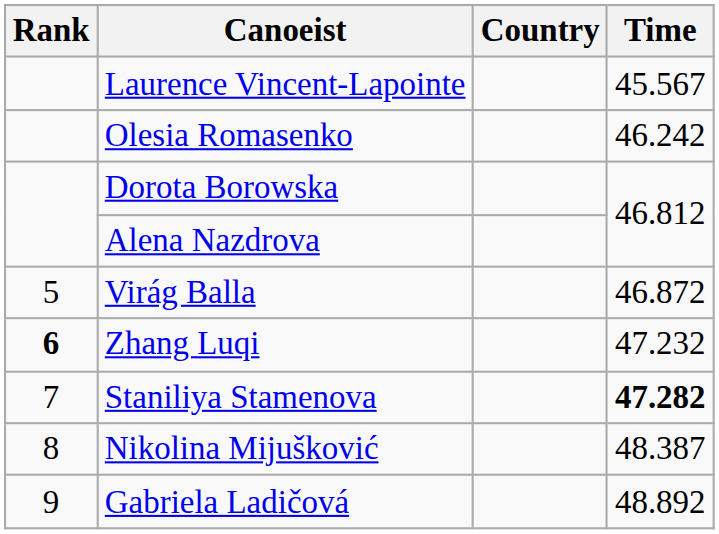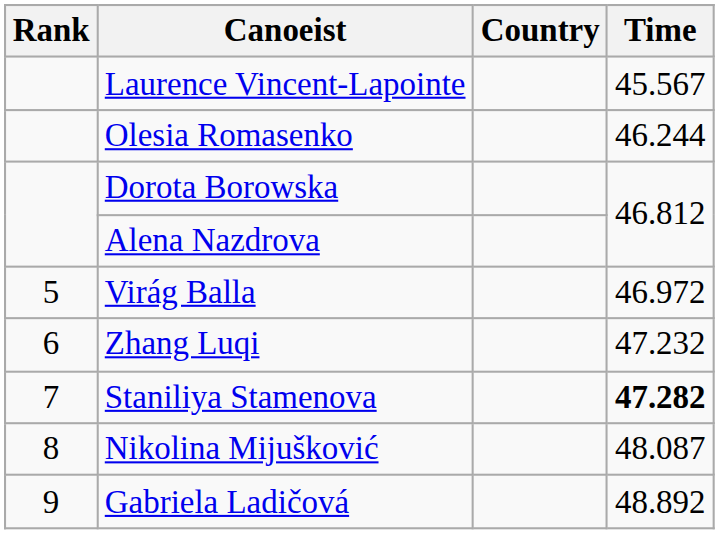(660, 135) 46.242 -> (660, 135) 46.244
(660, 291) 46.872 -> (660, 291) 46.972
(51, 344) bold -> (51, 344) normal
(660, 448) 48.387 -> (660, 448) 48.087
